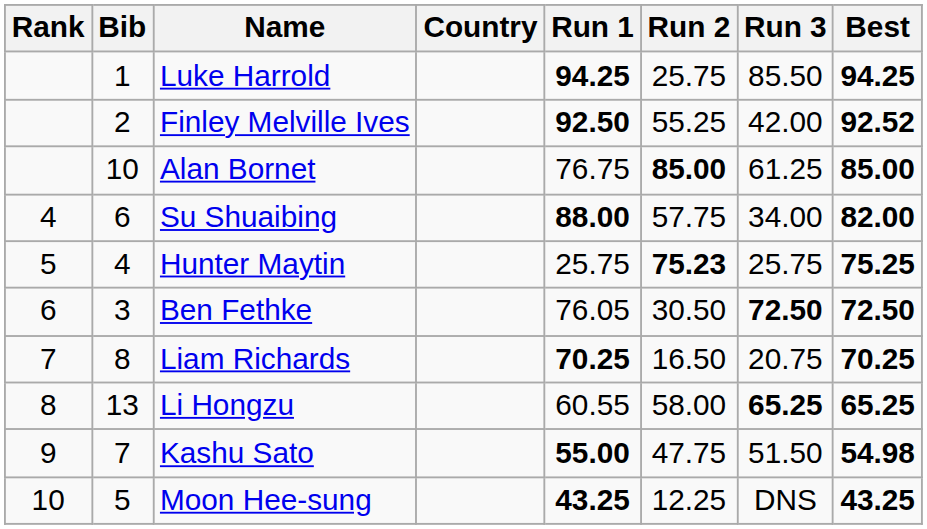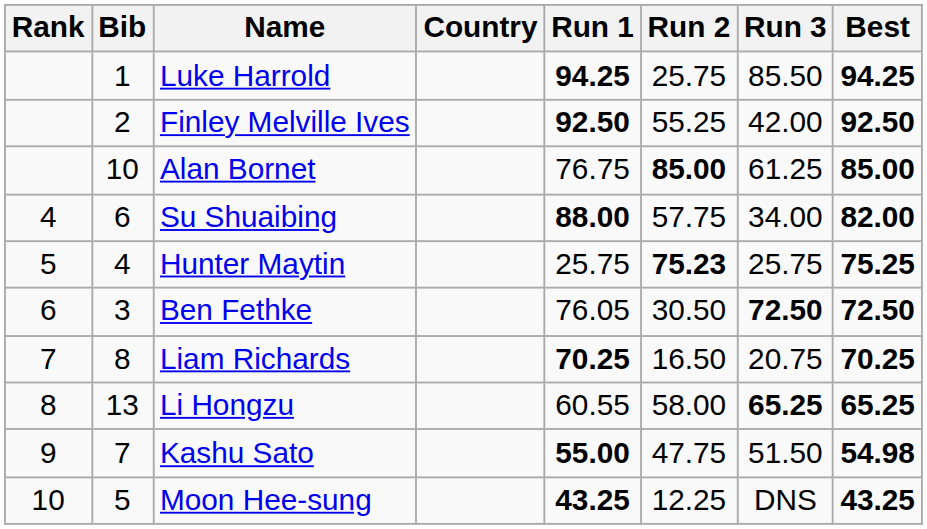(878, 122) 92.52 -> (878, 122) 92.50
